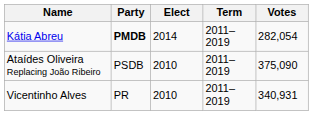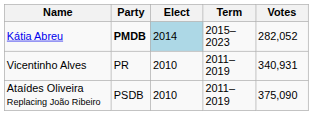(165, 36) no background -> (165, 36) lightblue background
(220, 36) 2011–2019 -> (221, 36) 2015–2023
(278, 36) 282,054 -> (278, 36) 282,052
rows swapped: (54, 65) <-> (47, 95)
